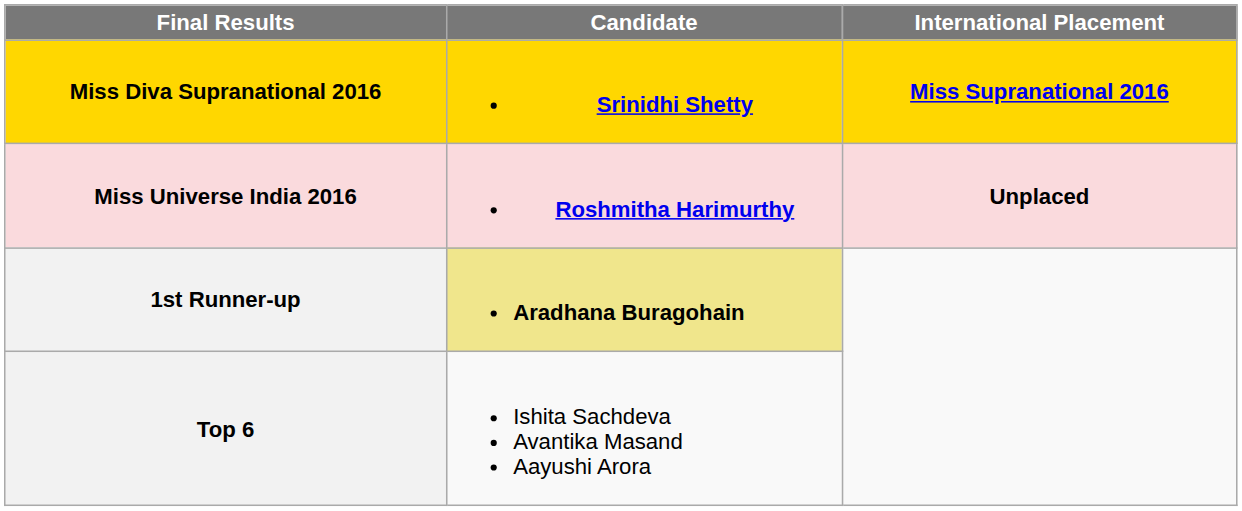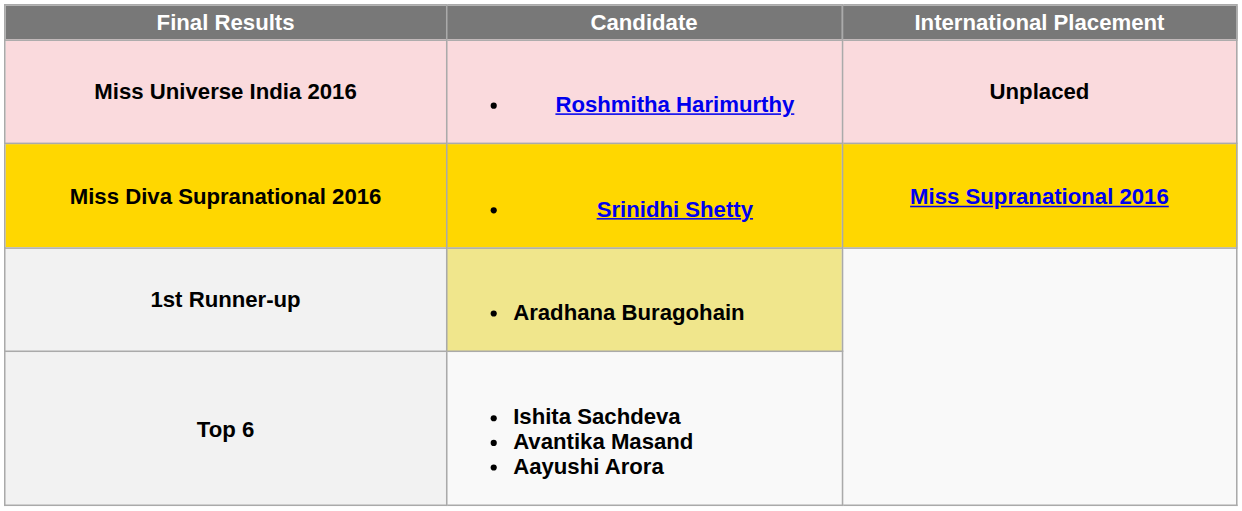rows swapped: (226, 196) <-> (226, 92)
(644, 441) normal -> (644, 441) bold
